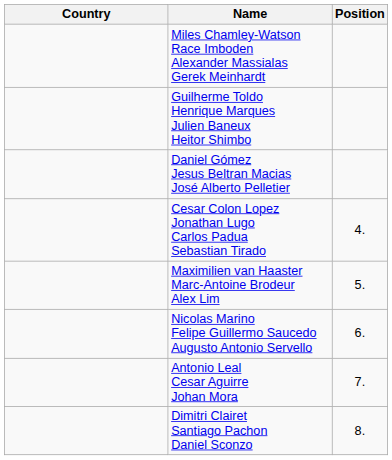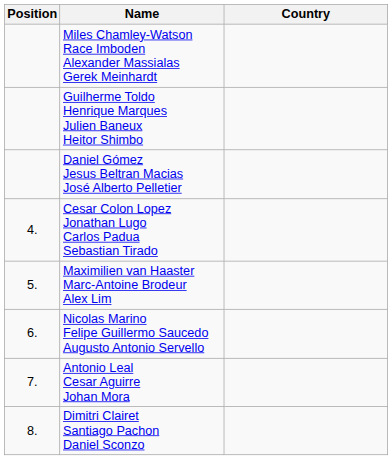columns swapped: (360, 14) <-> (86, 14)
